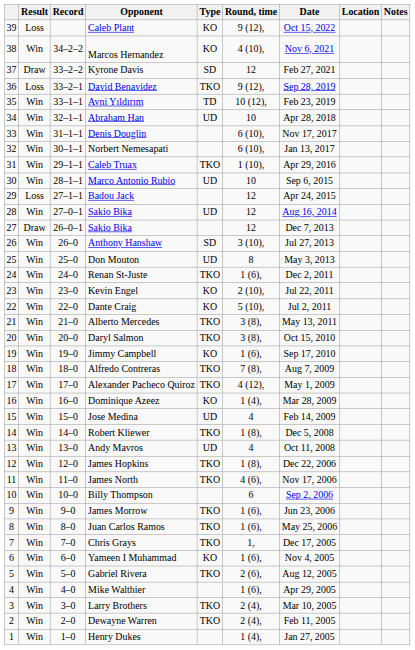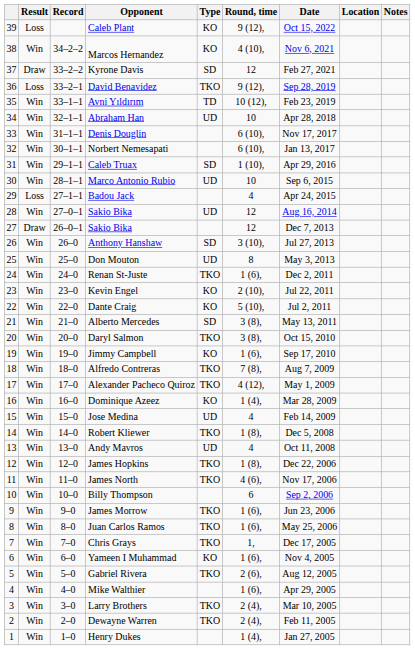(210, 165) TKO -> (210, 165) SD
(251, 196) 12 -> (251, 196) 4
(210, 322) TKO -> (210, 322) SD
